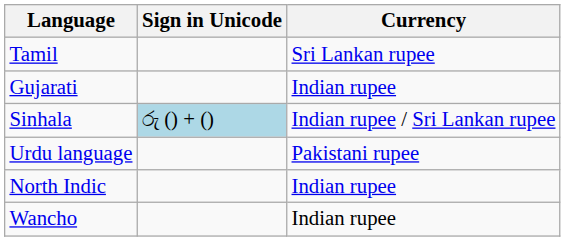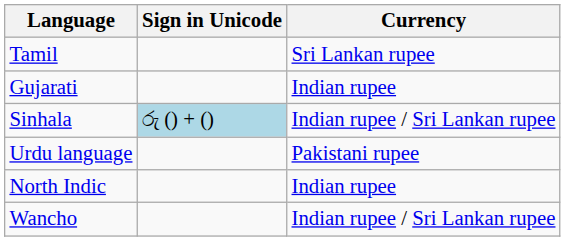(344, 218) Indian rupee -> (424, 218) Indian rupee / Sri Lankan rupee
